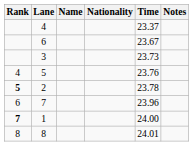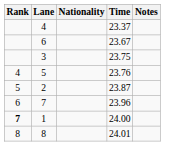- column: (71, 12)
(148, 57) 23.73 -> (120, 57) 23.75
(18, 88) bold -> (18, 88) normal
(148, 88) 23.78 -> (120, 88) 23.87
